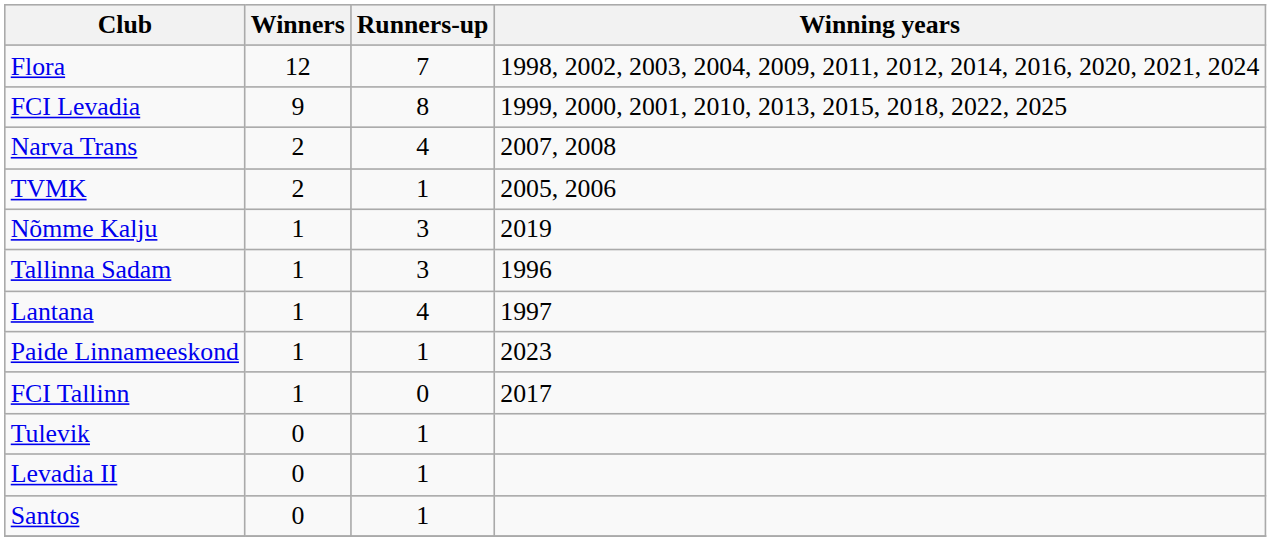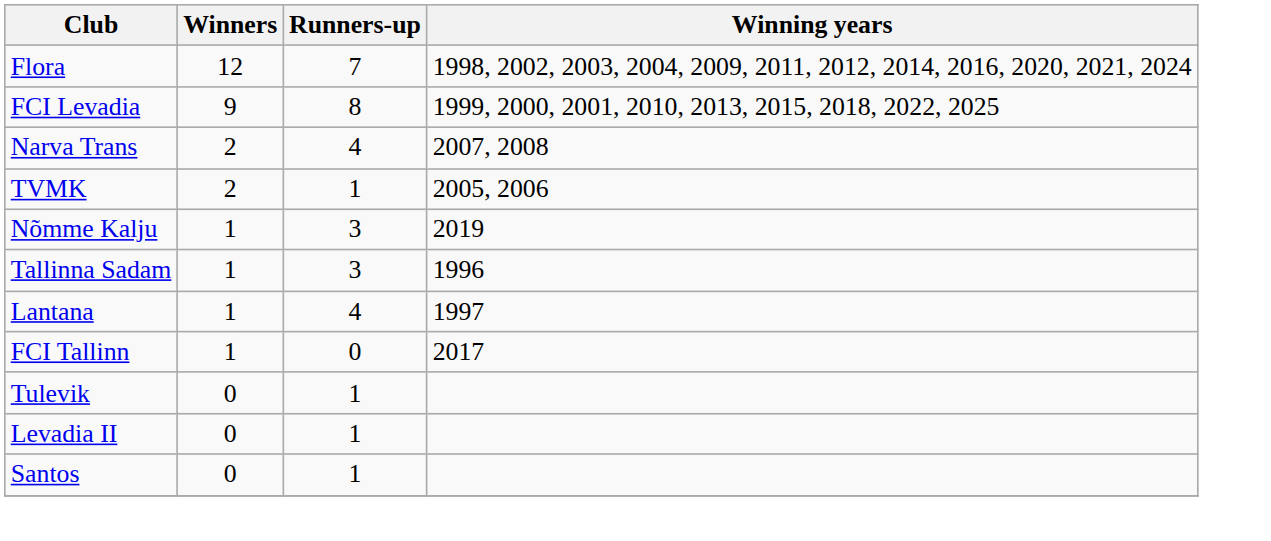- row: (125, 351)
